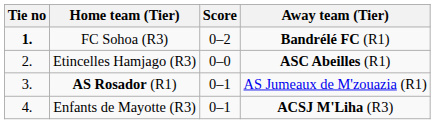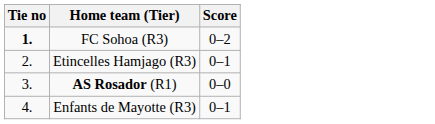- column: (335, 15)
(220, 61) 0–0 -> (220, 61) 0–1
(220, 84) 0–1 -> (220, 84) 0–0
